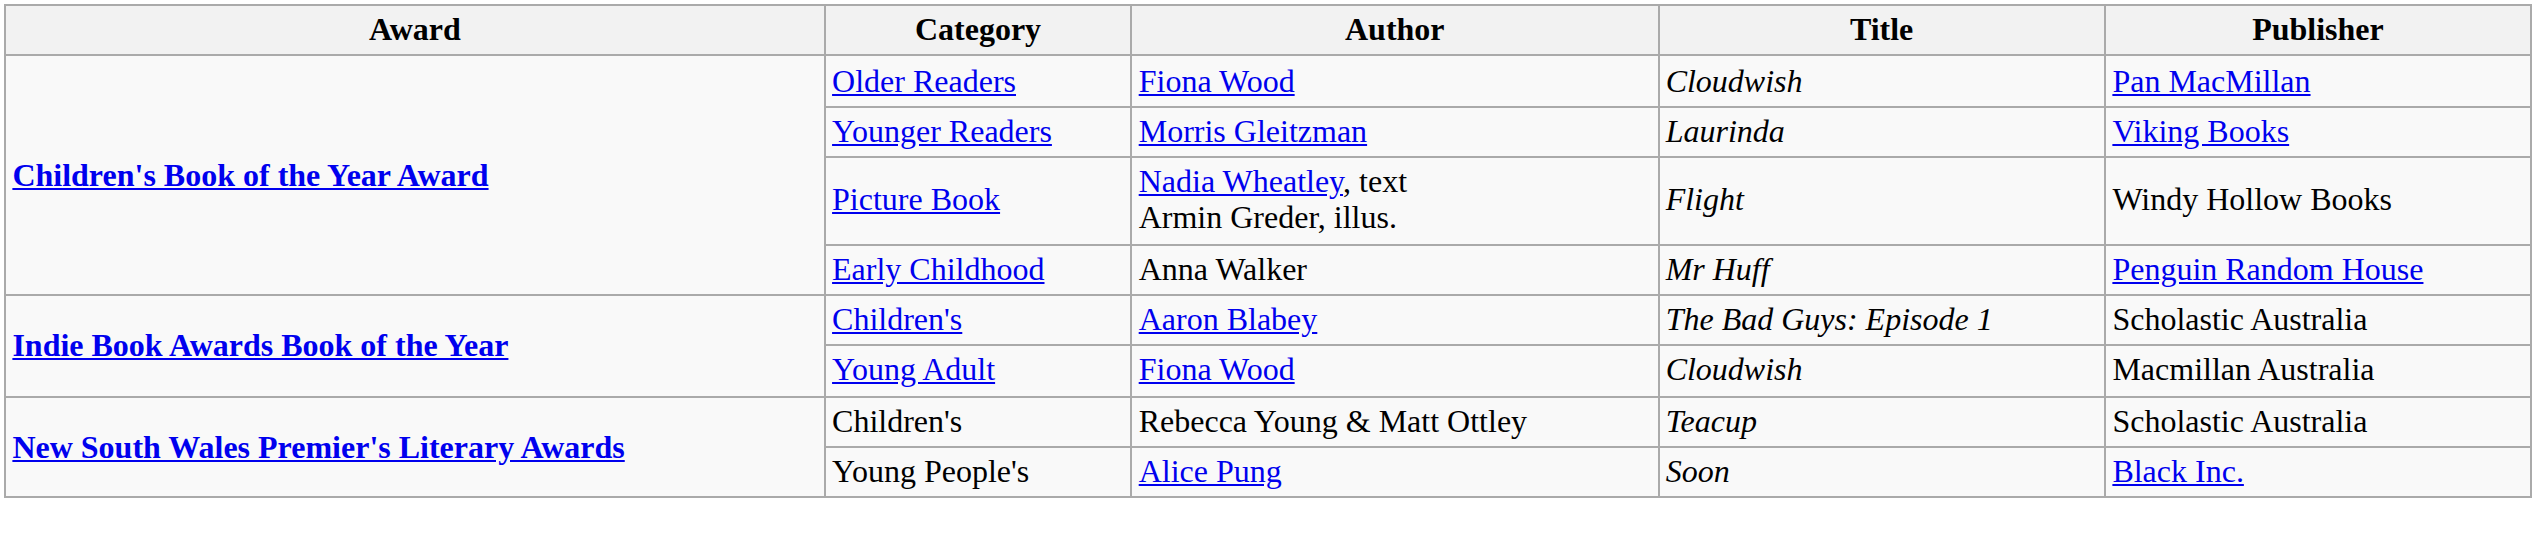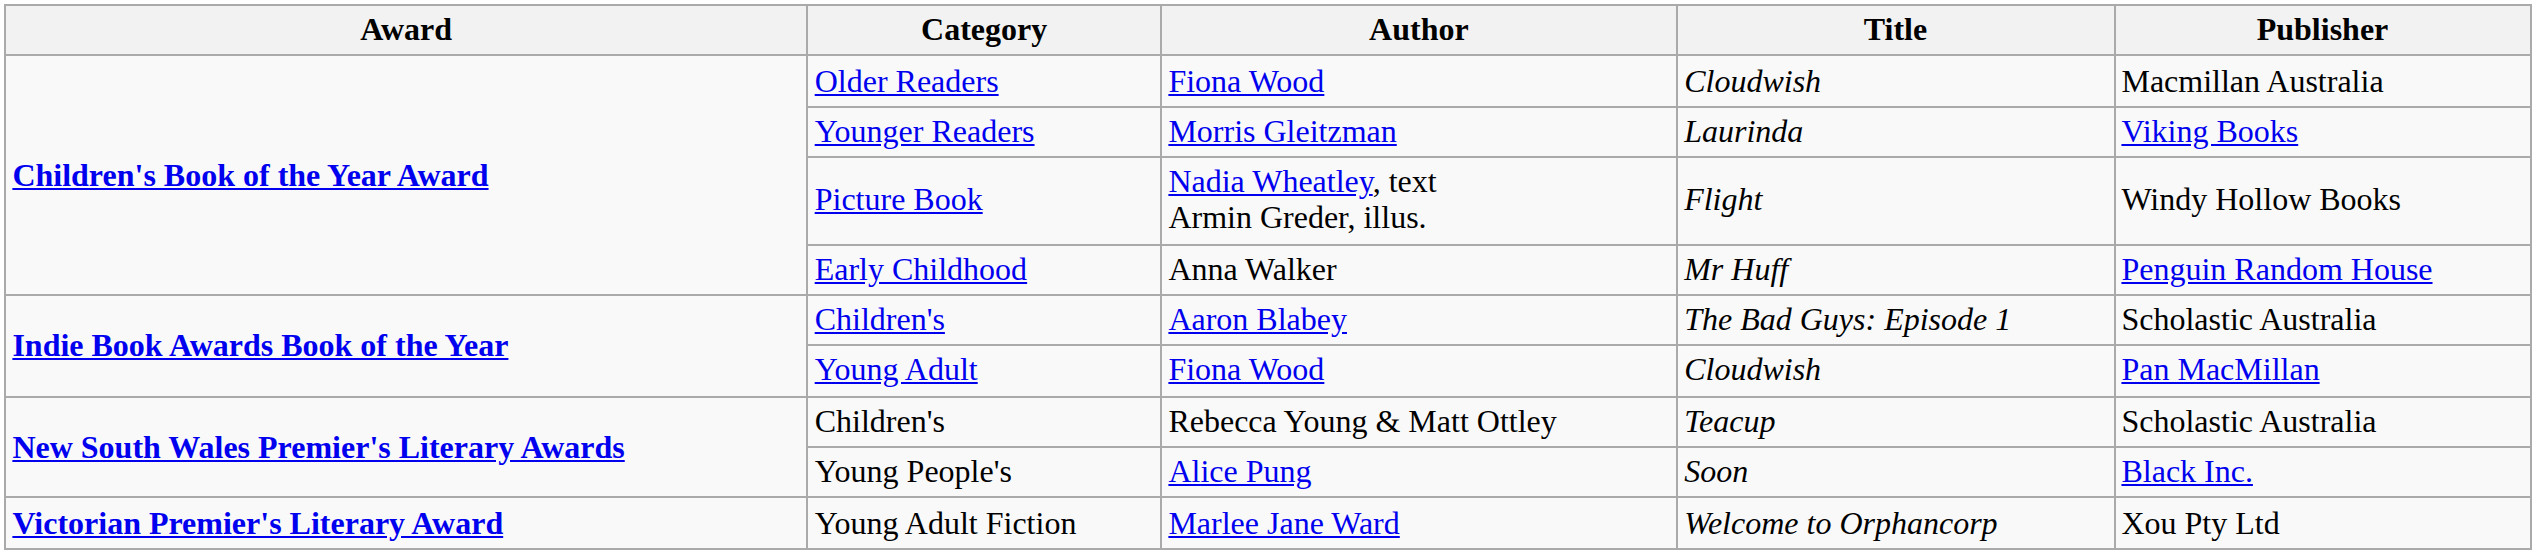(2211, 80) Pan MacMillan -> (2253, 80) Macmillan Australia
(2243, 370) Macmillan Australia -> (2221, 370) Pan MacMillan
+ row: (946, 522)
